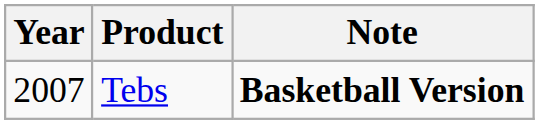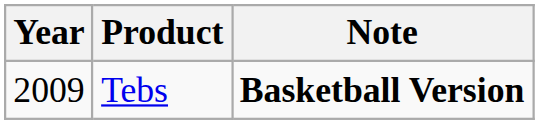(49, 89) 2007 -> (49, 89) 2009
